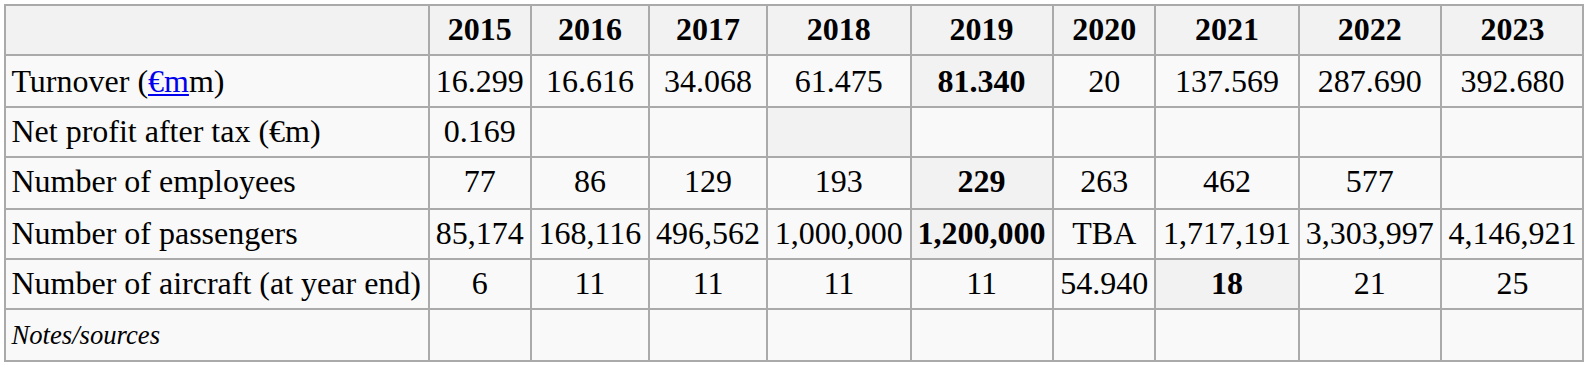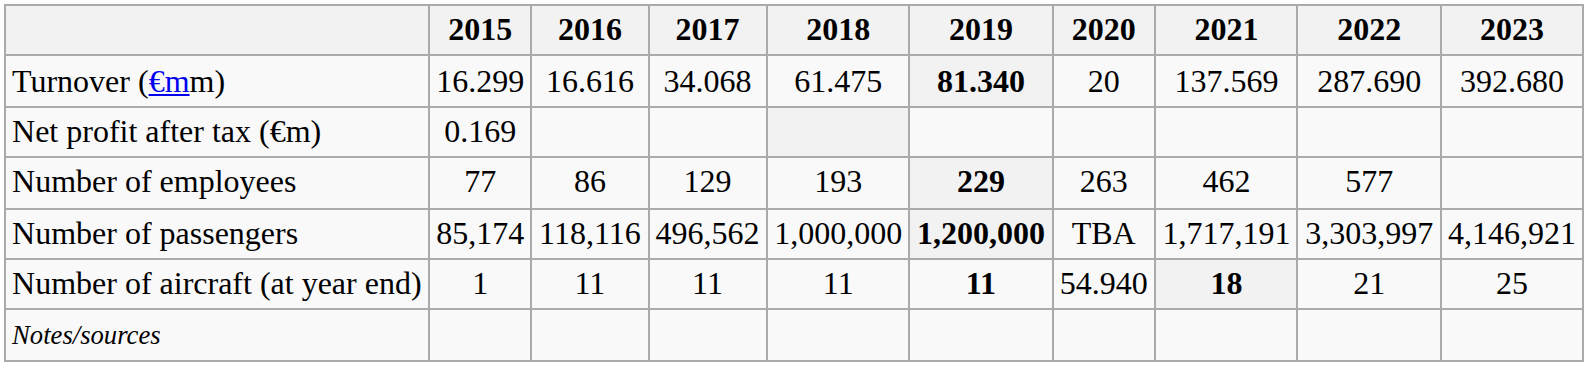(590, 232) 168,116 -> (590, 232) 118,116
(480, 283) 6 -> (480, 283) 1
(982, 283) normal -> (981, 283) bold
